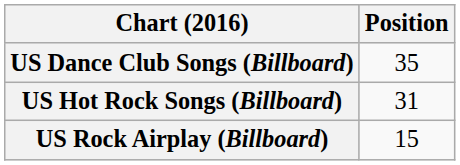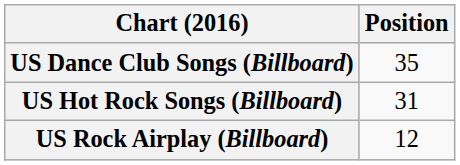(407, 139) 15 -> (407, 139) 12
